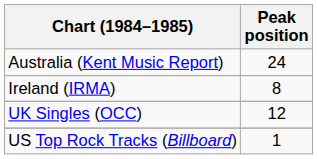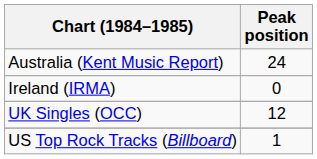(277, 88) 8 -> (277, 88) 0
